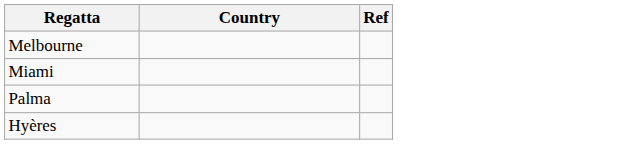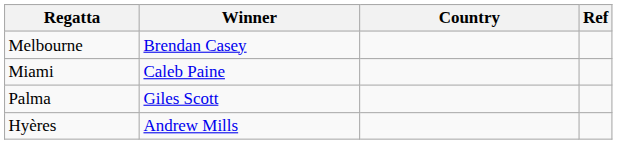+ column: (249, 17)
